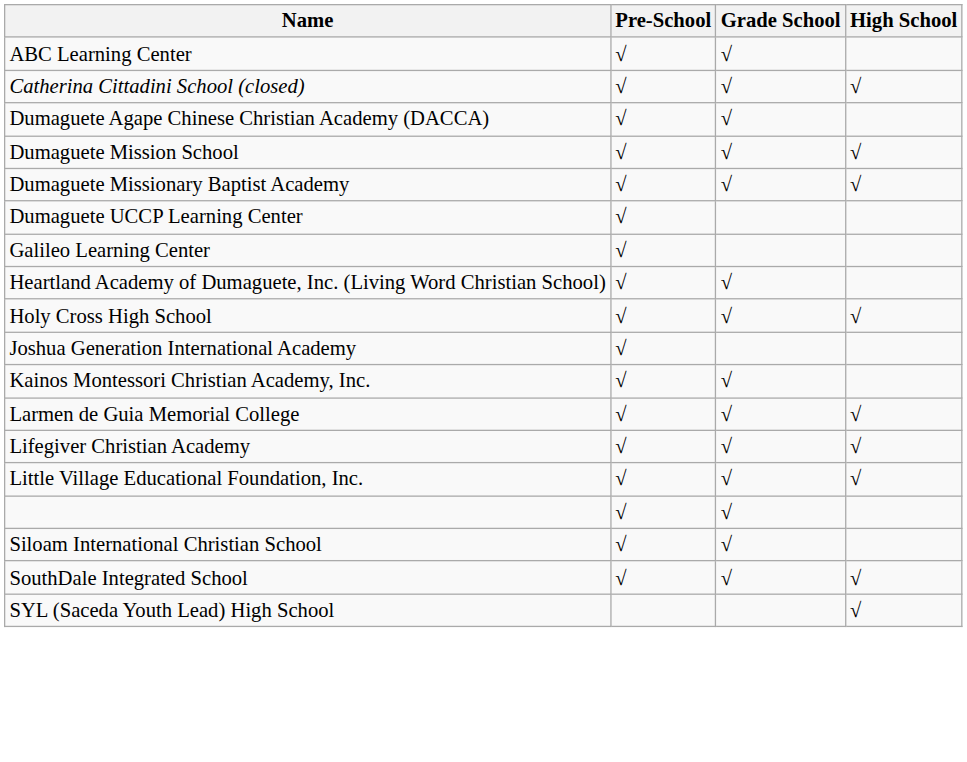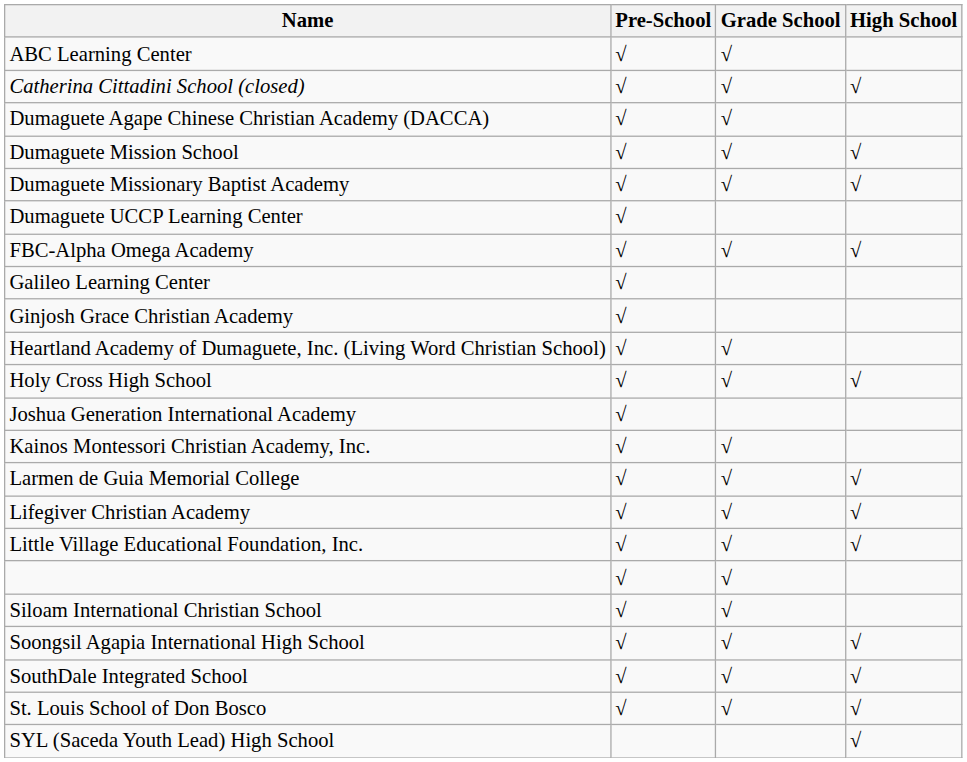+ row: (131, 250)
+ row: (151, 315)
+ row: (187, 642)
+ row: (138, 708)
